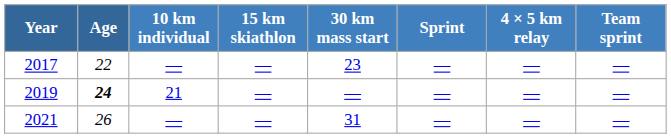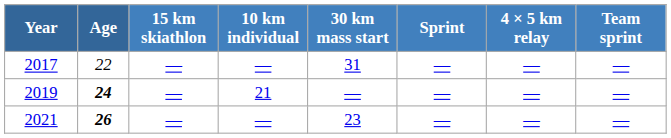columns swapped: (174, 28) <-> (263, 28)
(353, 65) 23 -> (353, 65) 31
(103, 119) normal -> (103, 119) bold
(353, 119) 31 -> (353, 119) 23
